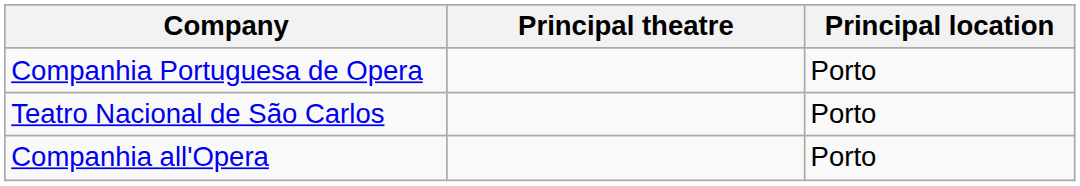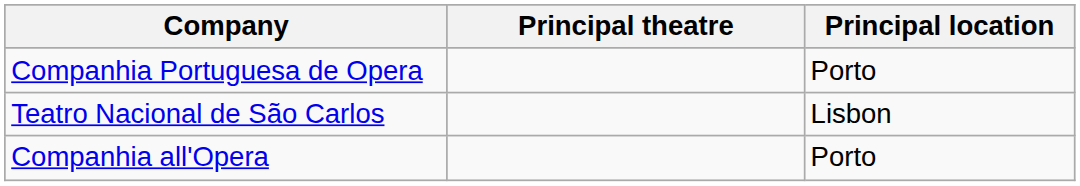(843, 113) Porto -> (851, 113) Lisbon
